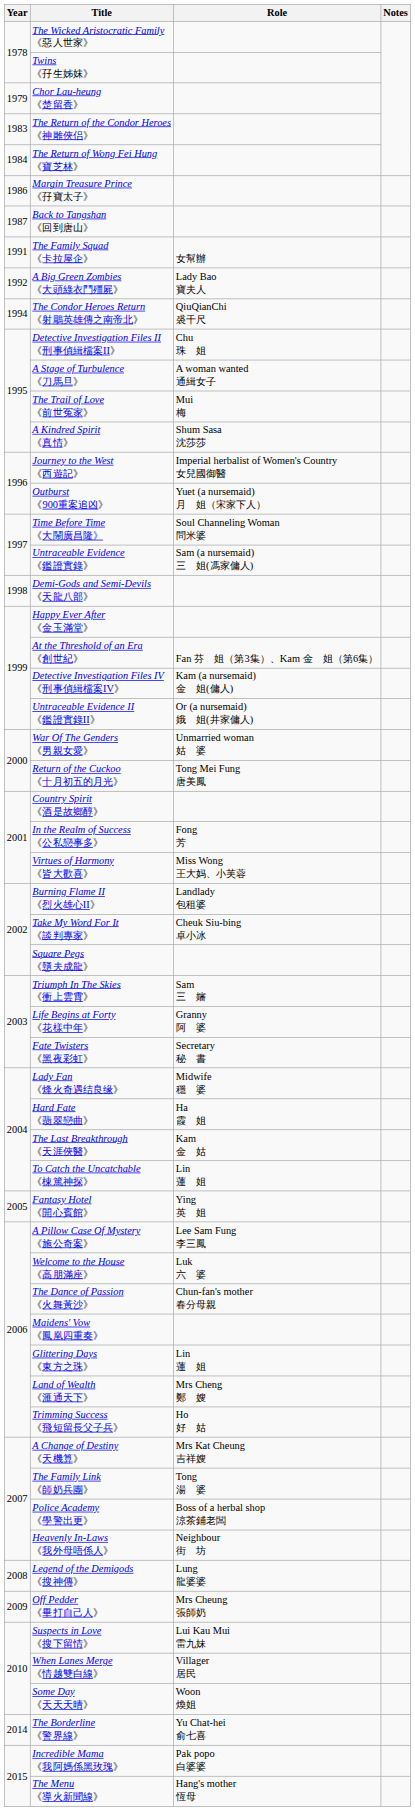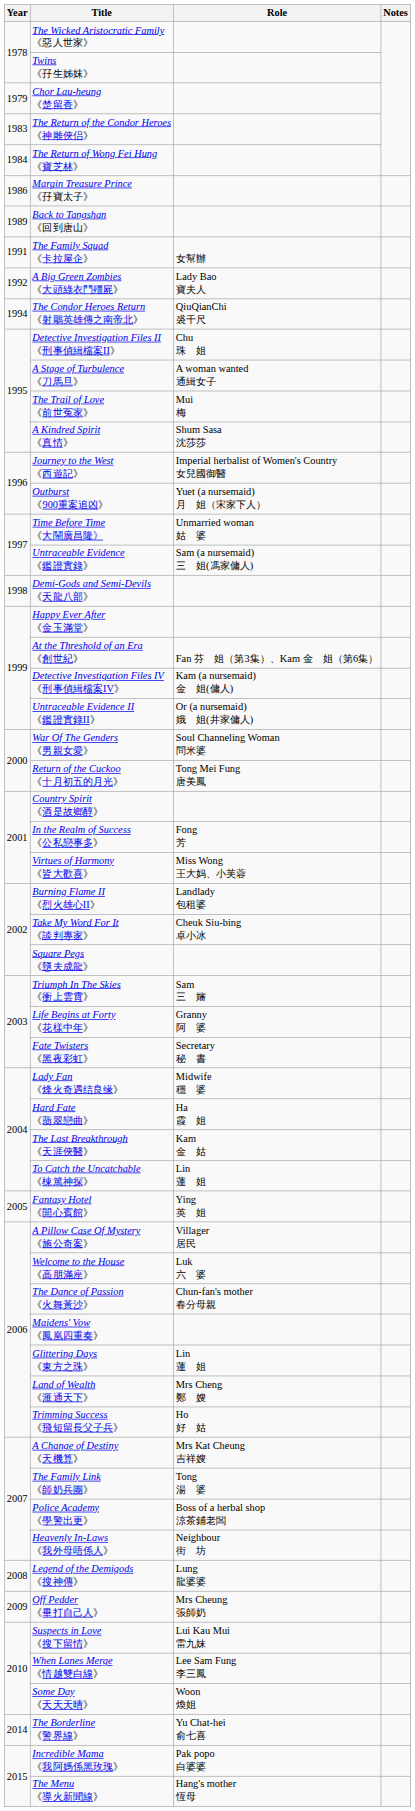(17, 222) 1987 -> (17, 222) 1989
(228, 529) Soul Channeling Woman 問米婆 -> (215, 529) Unmarried woman 姑 婆
(215, 744) Unmarried woman 姑 婆 -> (228, 744) Soul Channeling Woman 問米婆
(206, 1237) Lee Sam Fung 李三鳳 -> (193, 1237) Villager 居民
(193, 1668) Villager 居民 -> (206, 1668) Lee Sam Fung 李三鳳
